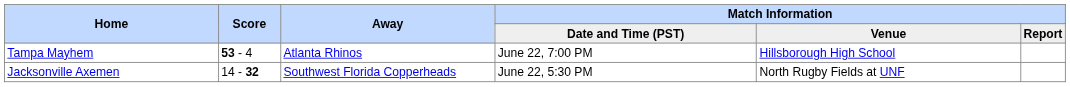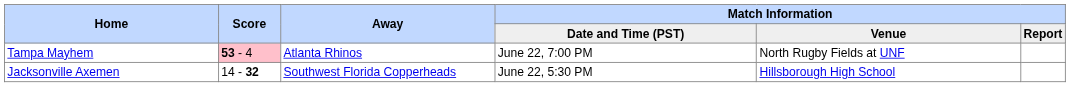(237, 53) no background -> (237, 53) pink background
(827, 53) Hillsborough High School -> (832, 53) North Rugby Fields at UNF
(832, 72) North Rugby Fields at UNF -> (827, 72) Hillsborough High School
